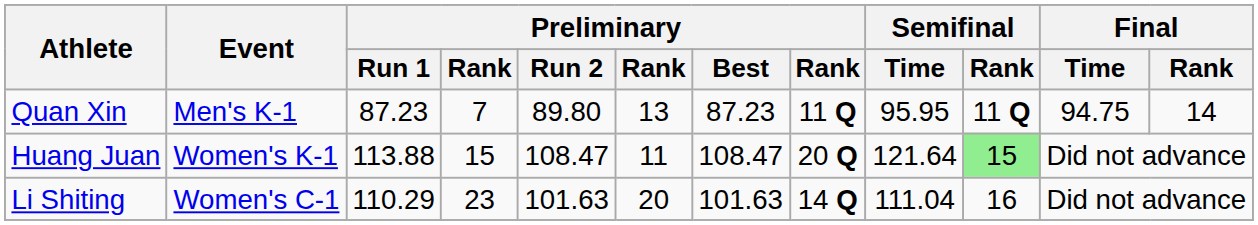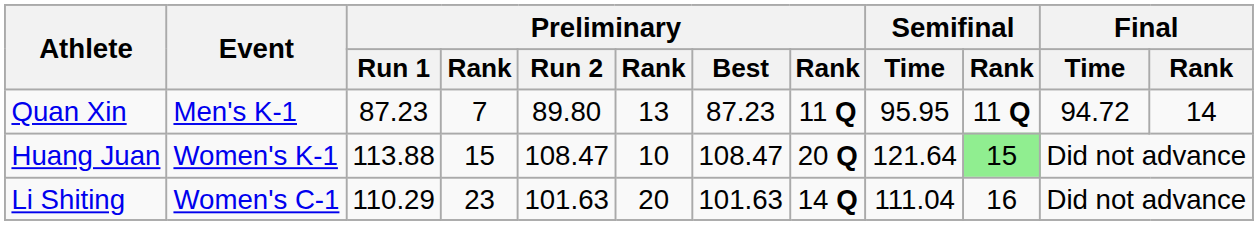(1095, 112) 94.75 -> (1095, 112) 94.72
(654, 156) 11 -> (654, 156) 10
